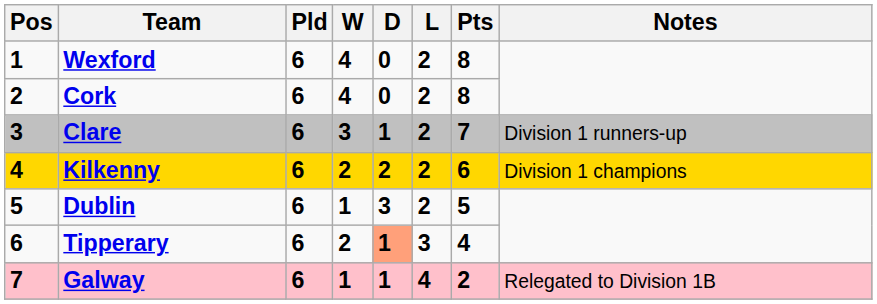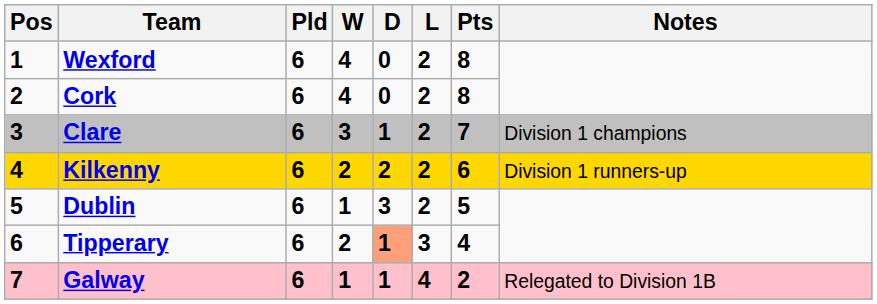(595, 134) Division 1 runners-up -> (595, 134) Division 1 champions
(595, 171) Division 1 champions -> (595, 171) Division 1 runners-up
